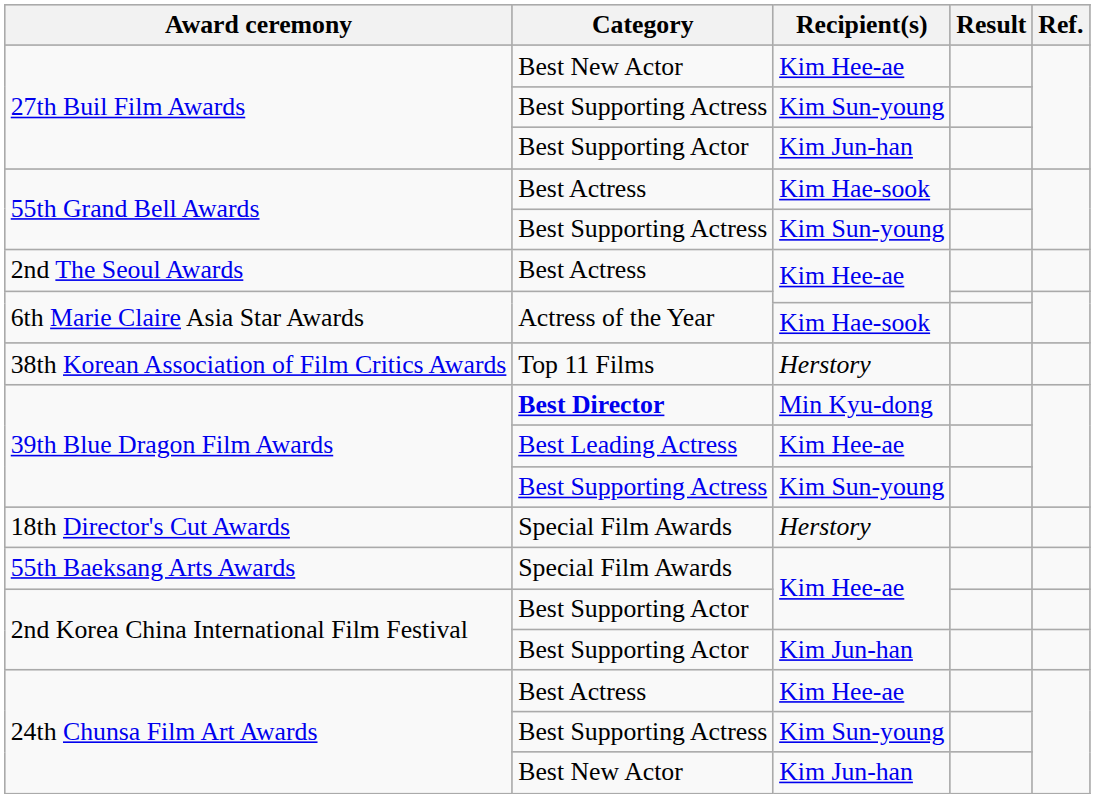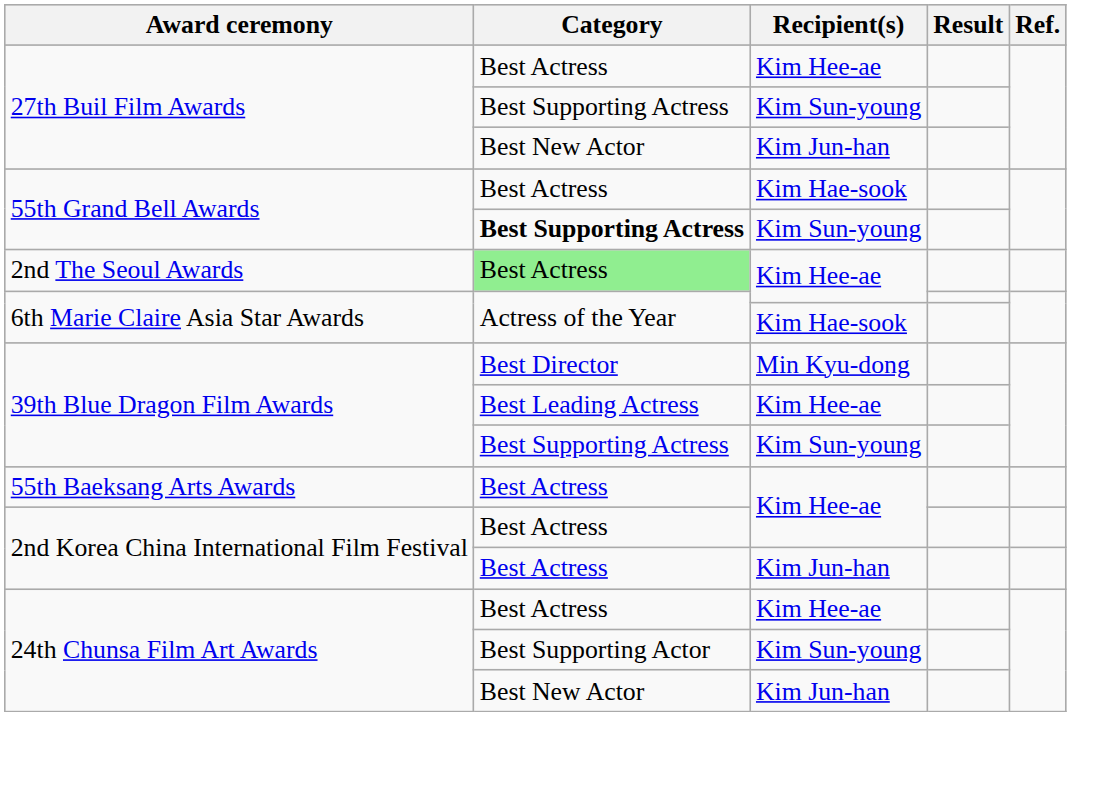(601, 65) Best New Actor -> (544, 65) Best Actress
(633, 147) Best Supporting Actor -> (562, 147) Best New Actor
(643, 229) normal -> (612, 229) bold
(582, 270) no background -> (544, 270) lightgreen background
- row: (259, 363)
(591, 404) bold -> (549, 363) normal
- row: (150, 527)
(625, 567) Special Film Awards -> (544, 486) Best Actress
(633, 608) Best Supporting Actor -> (544, 527) Best Actress
(633, 649) Best Supporting Actor -> (544, 567) Best Actress
(643, 731) Best Supporting Actress -> (595, 649) Best Supporting Actor
